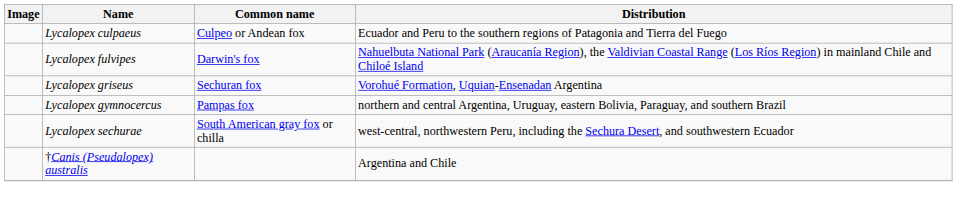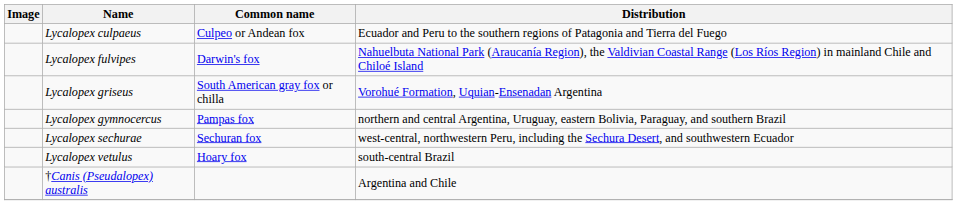(229, 85) Sechuran fox -> (265, 92) South American gray fox or chilla
(265, 131) South American gray fox or chilla -> (229, 137) Sechuran fox
+ row: (89, 157)
